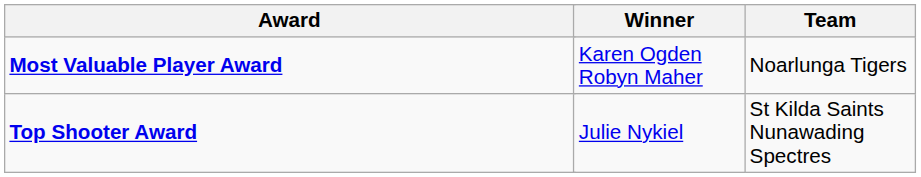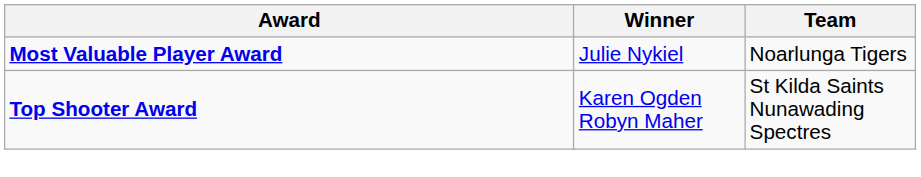(641, 65) Karen Ogden Robyn Maher -> (631, 53) Julie Nykiel
(631, 132) Julie Nykiel -> (641, 109) Karen Ogden Robyn Maher
